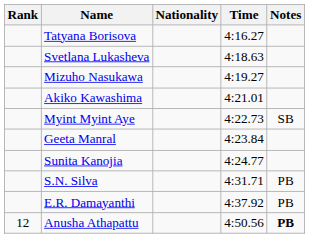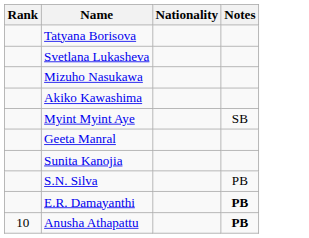- column: (244, 14)
(286, 202) normal -> (240, 202) bold
(23, 222) 12 -> (23, 222) 10
